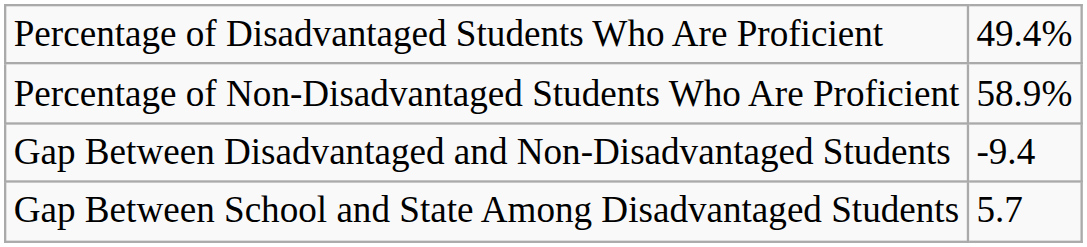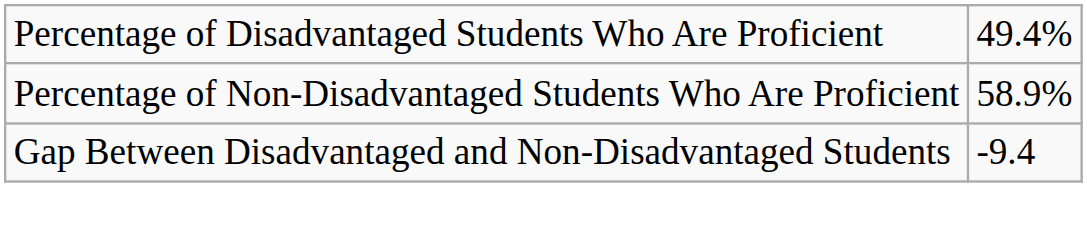- row: (486, 210)
